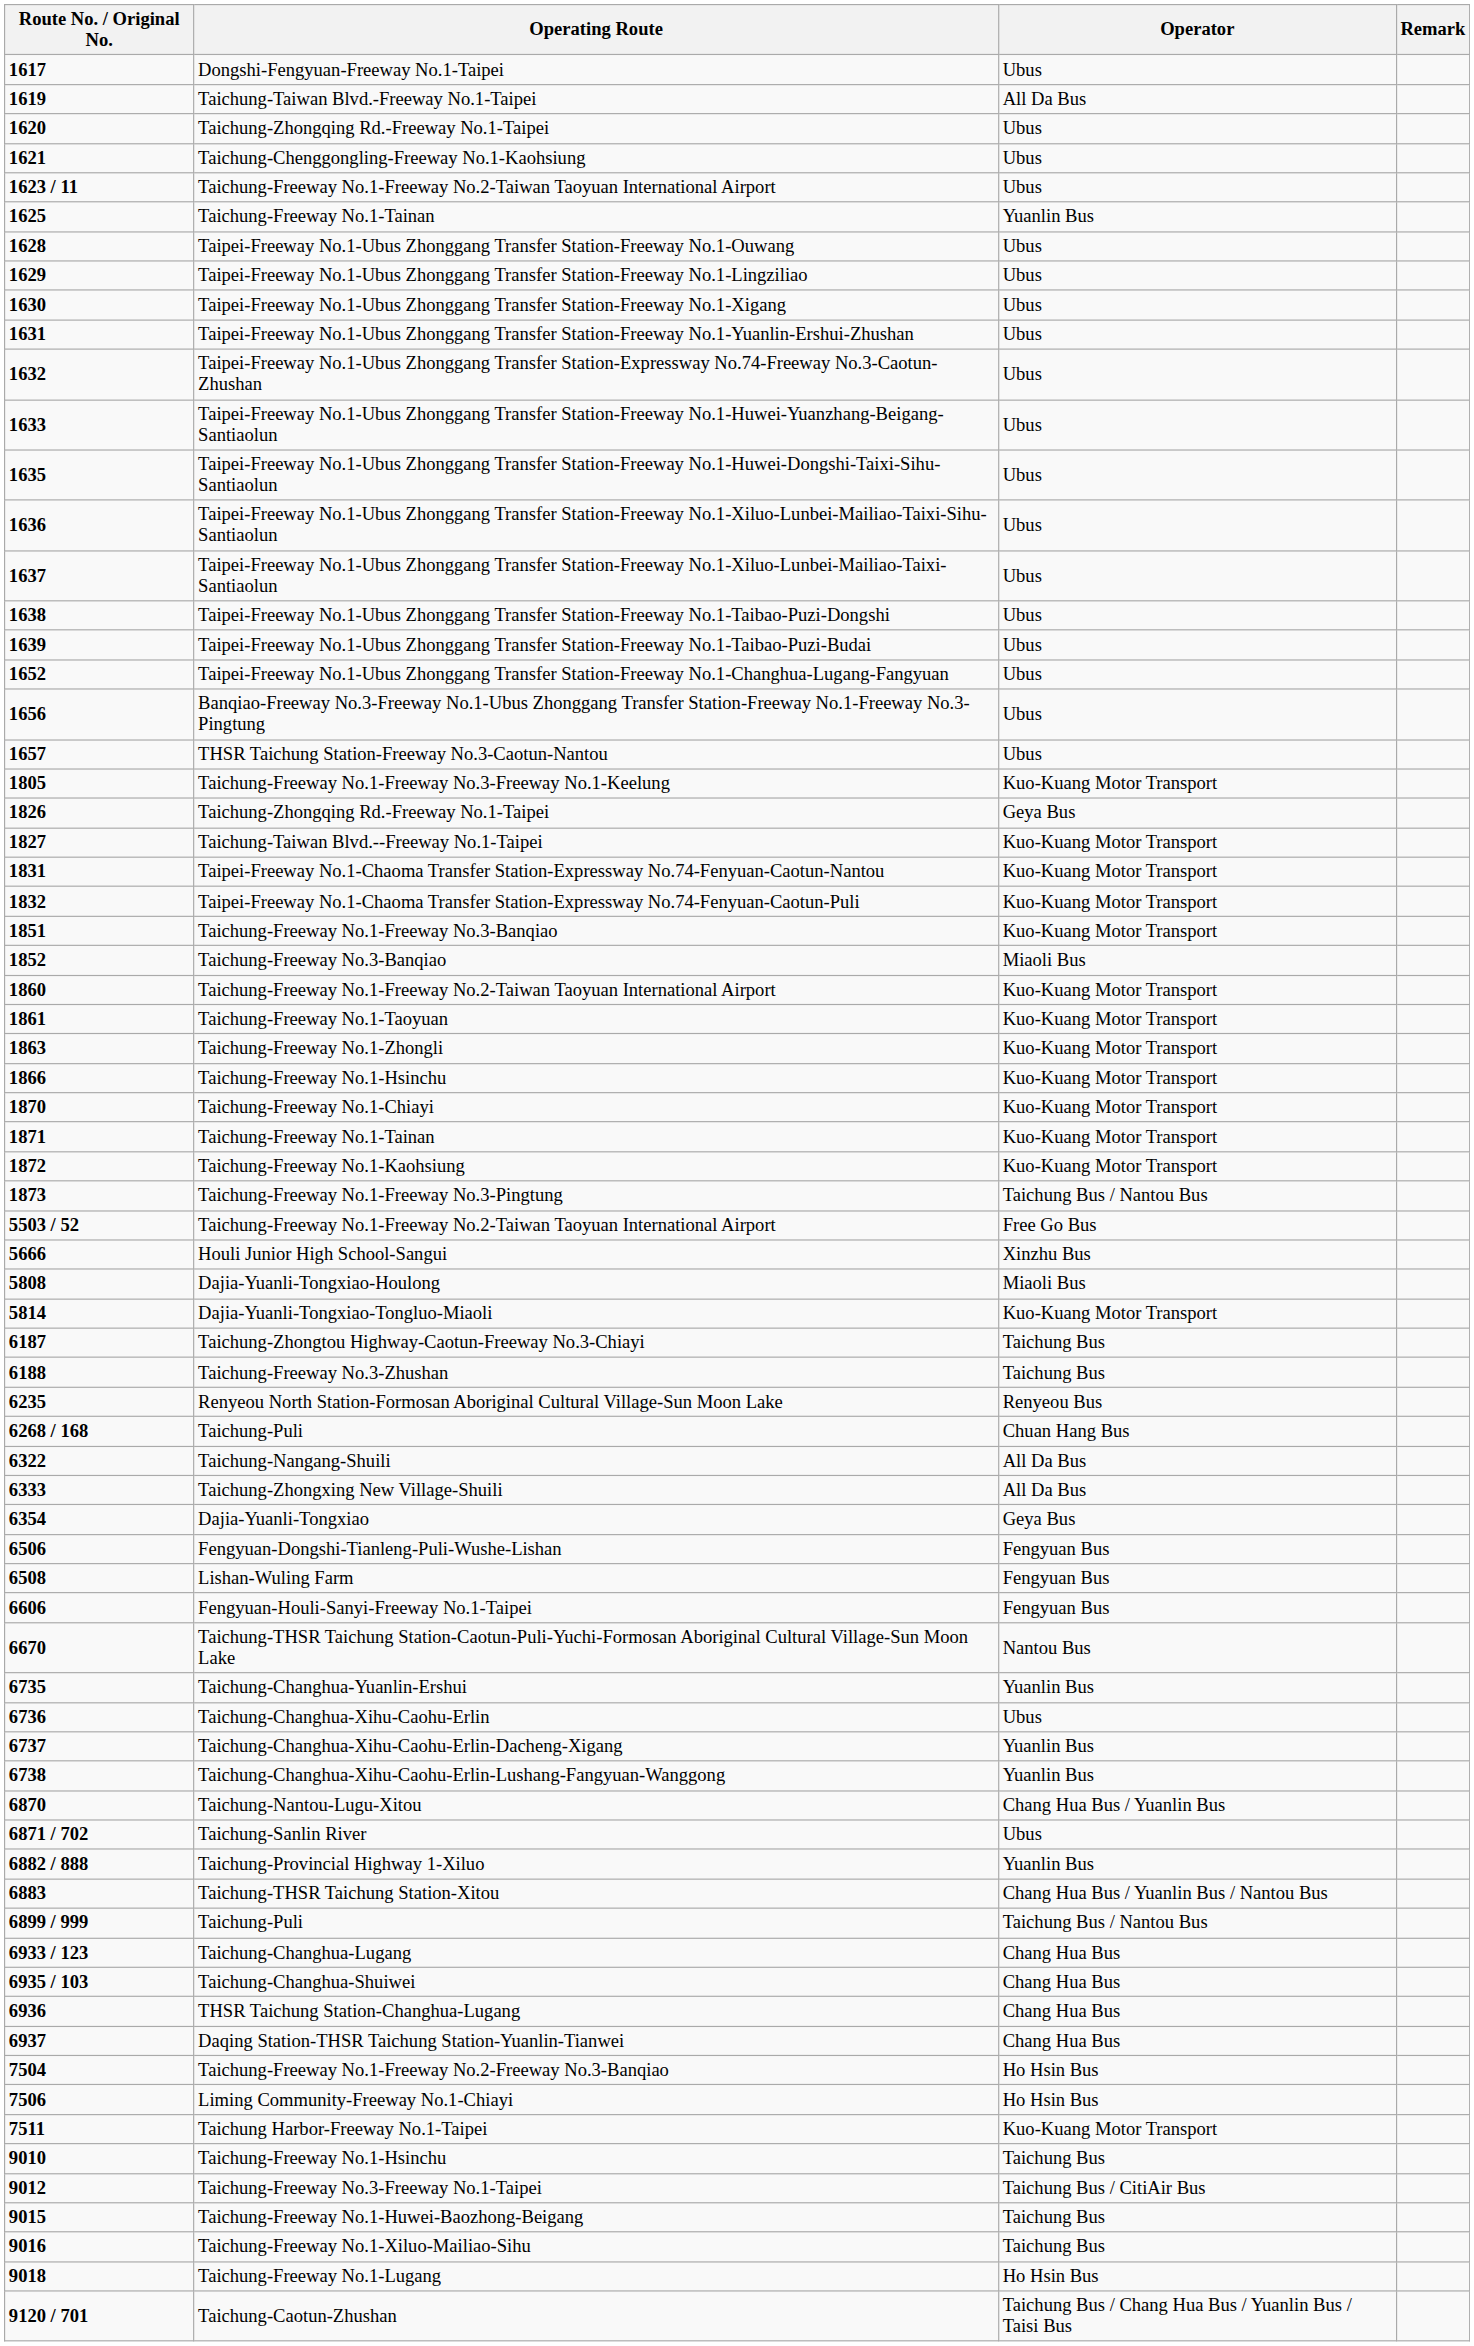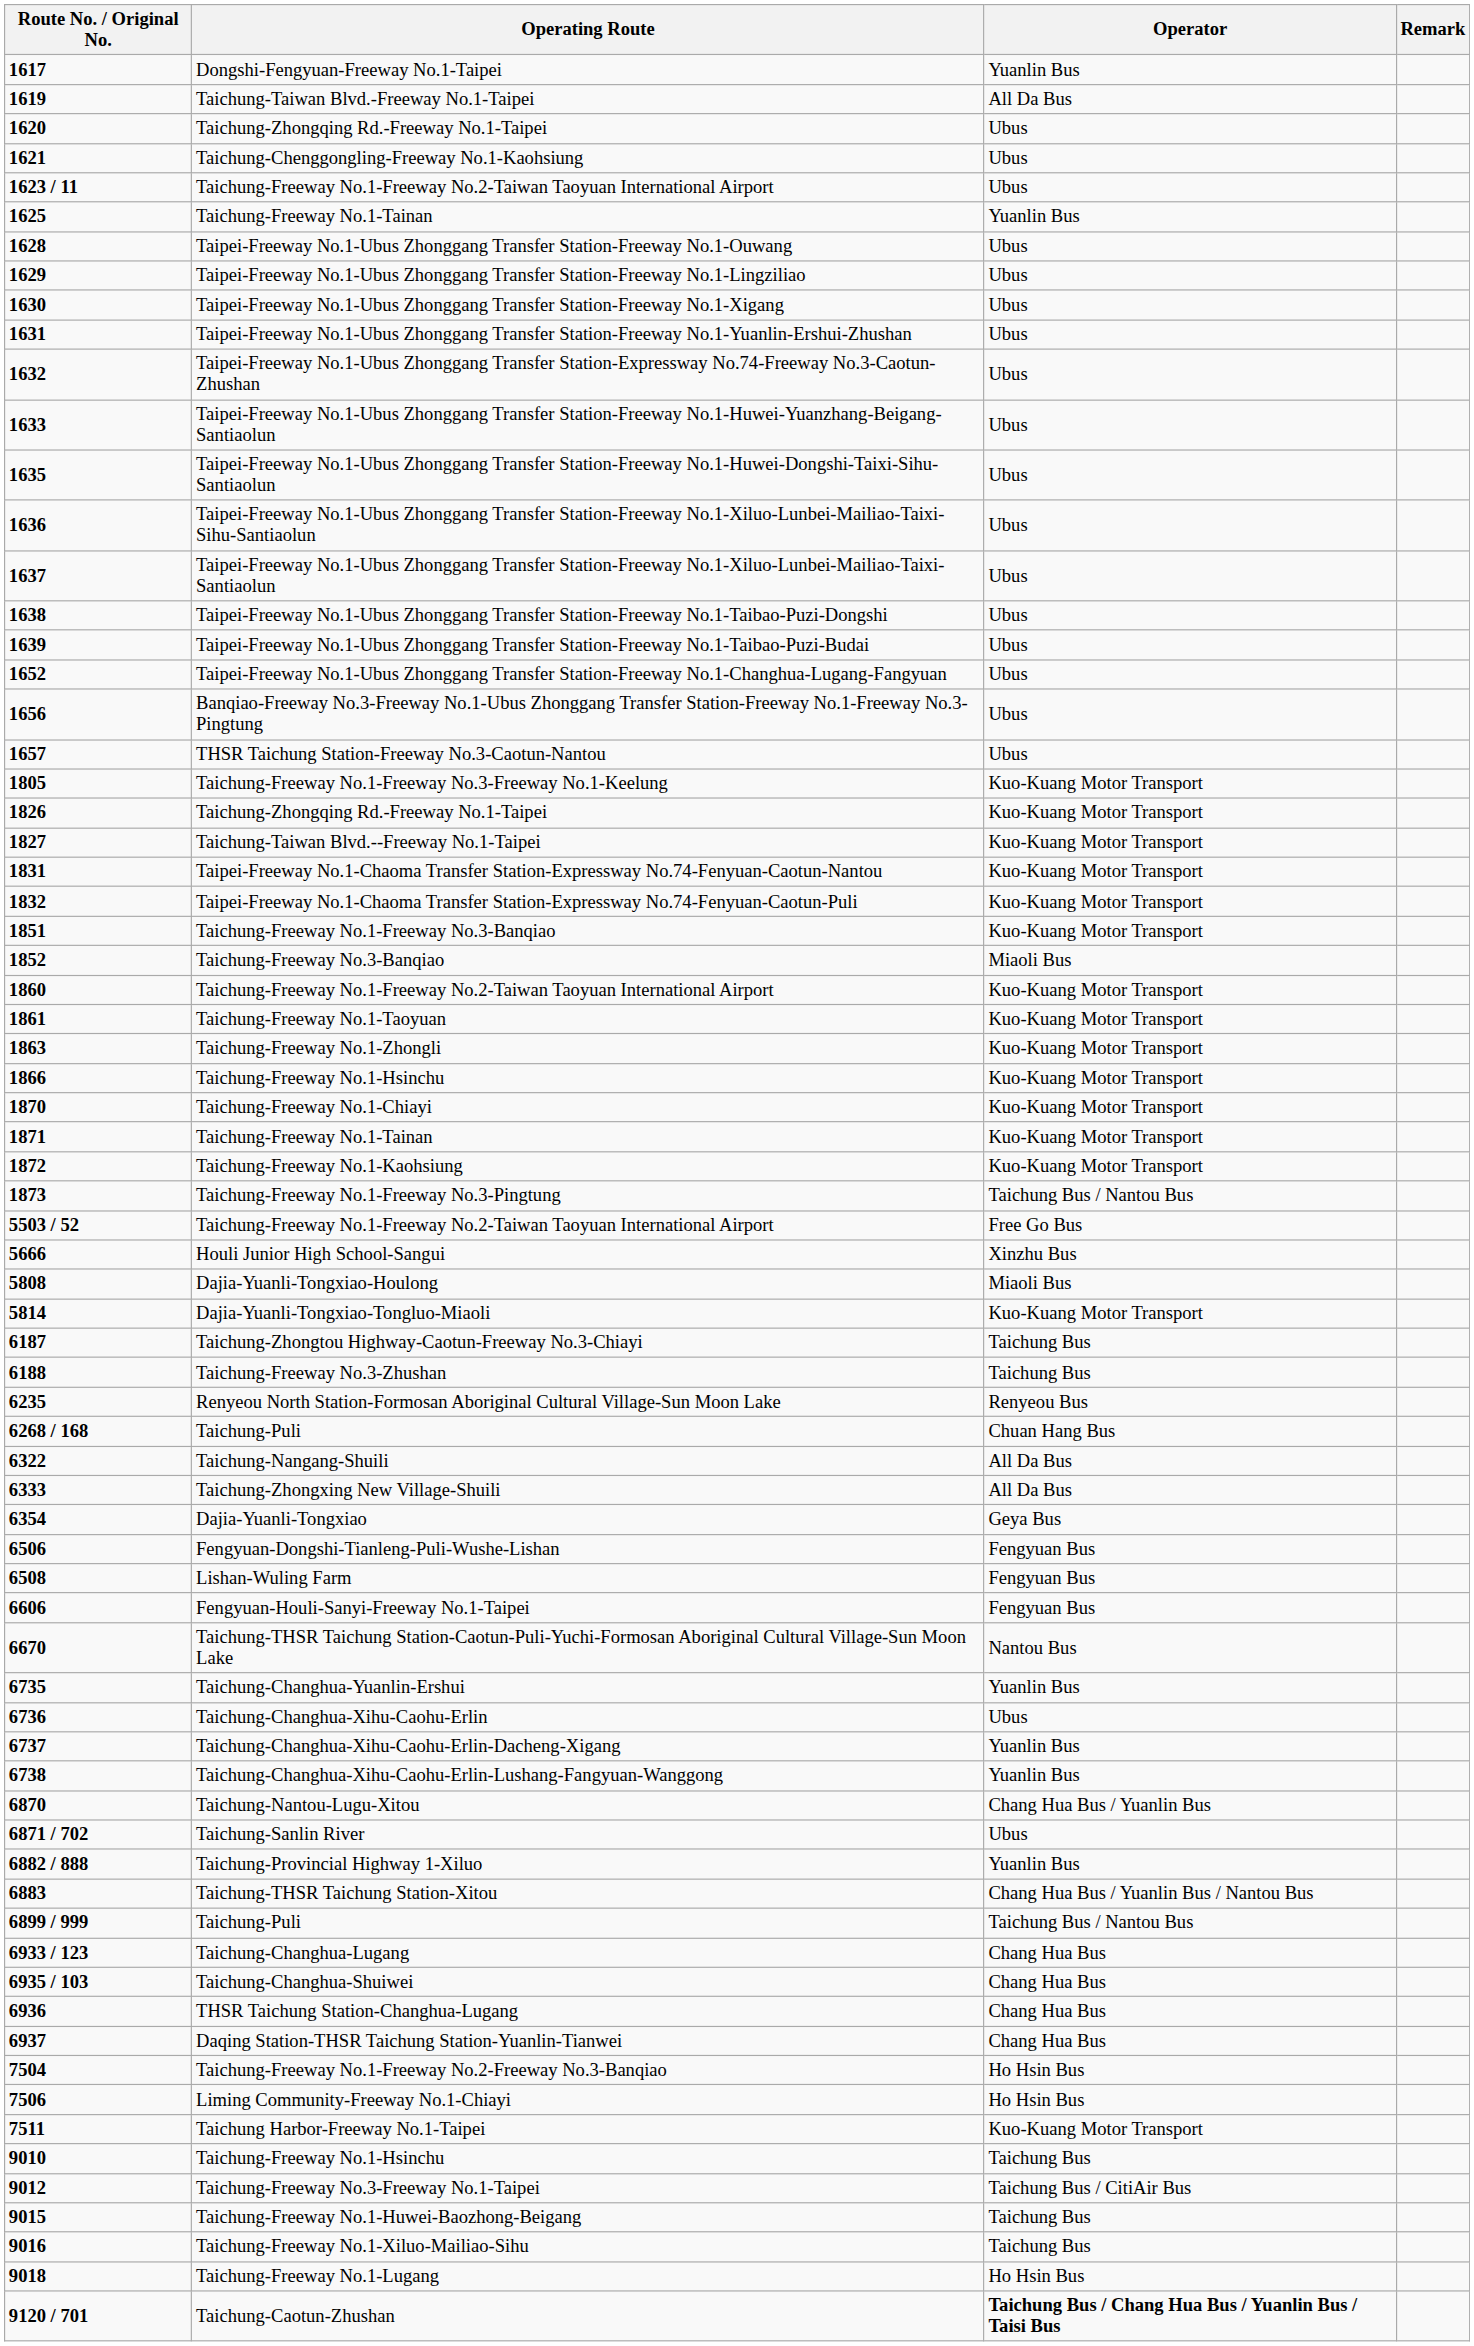(1022, 69) Ubus -> (1034, 69) Yuanlin Bus
(1039, 812) Geya Bus -> (1096, 812) Kuo-Kuang Motor Transport
(1177, 2316) normal -> (1173, 2316) bold
